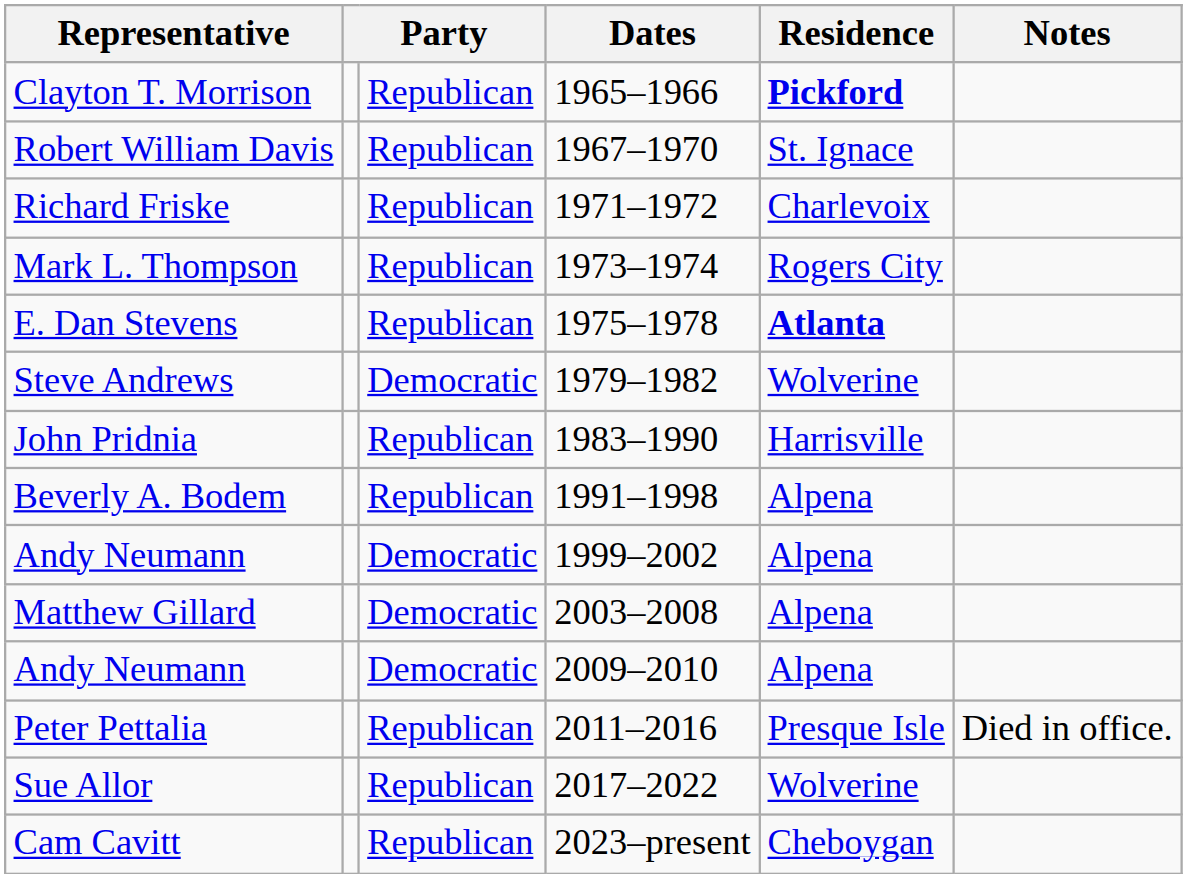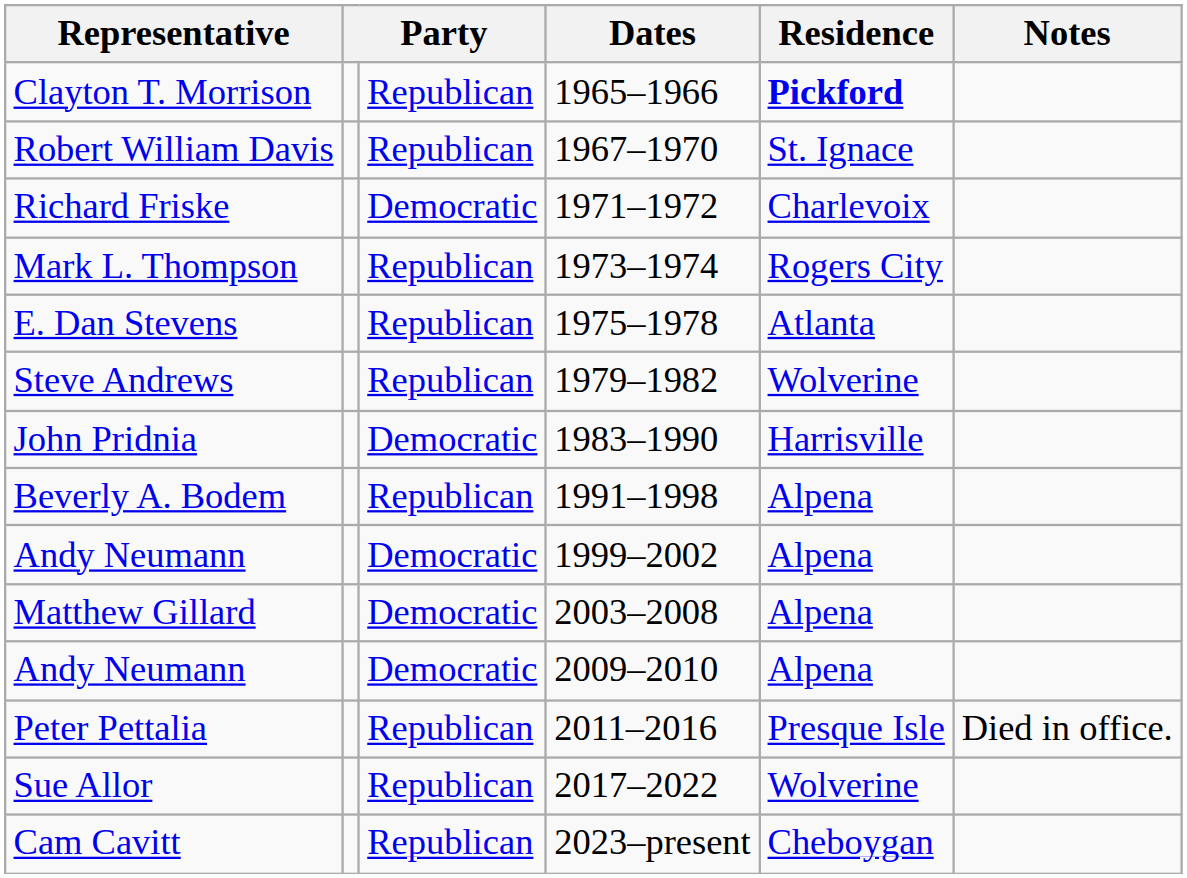(450, 206) Republican -> (452, 206) Democratic
(826, 322) bold -> (821, 322) normal
(452, 380) Democratic -> (450, 380) Republican
(450, 438) Republican -> (452, 438) Democratic
